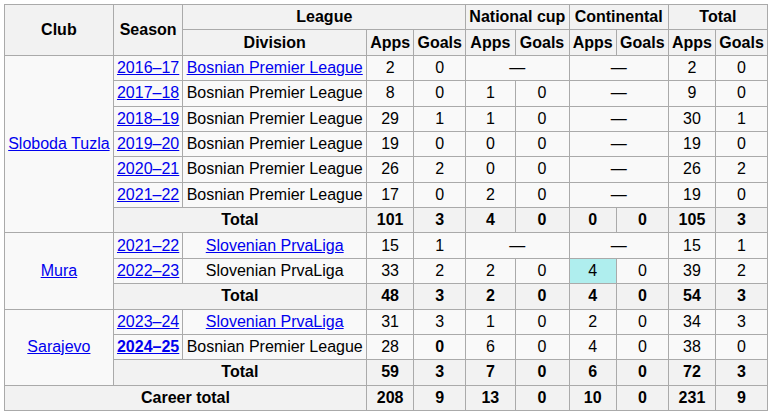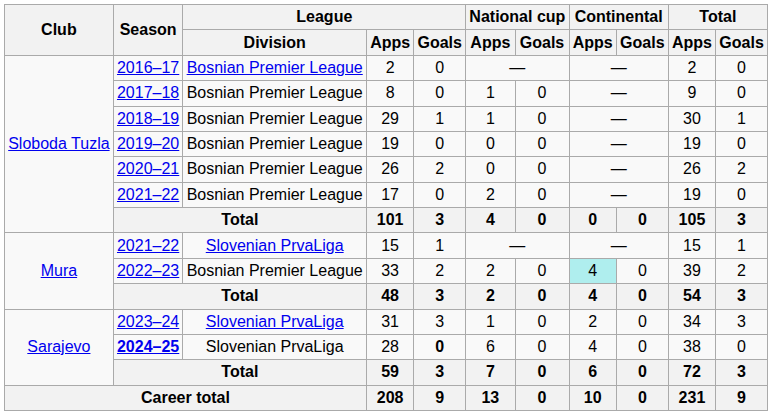(275, 270) Slovenian PrvaLiga -> (275, 270) Bosnian Premier League
(275, 347) Bosnian Premier League -> (275, 347) Slovenian PrvaLiga
